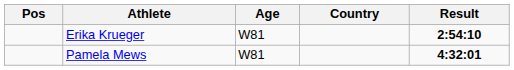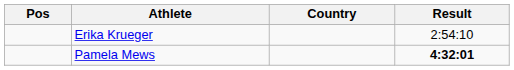- column: (267, 14)
(459, 34) bold -> (452, 34) normal
